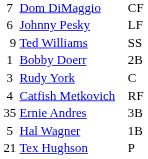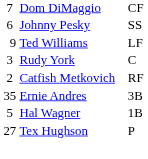(135, 25) LF -> (135, 25) SS
(135, 42) SS -> (135, 42) LF
- row: (53, 60)
(8, 95) 4 -> (8, 78) 2
(10, 148) 21 -> (10, 130) 27
